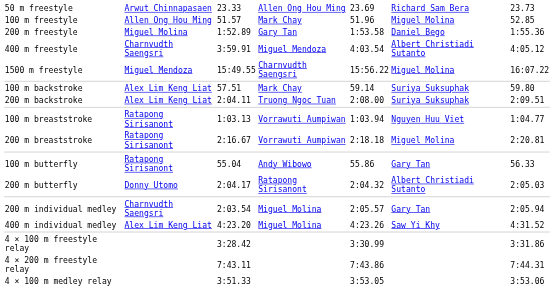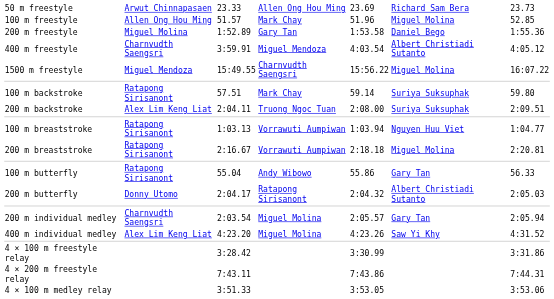(168, 88) Alex Lim Keng Liat -> (149, 93) Ratapong Sirisanont
